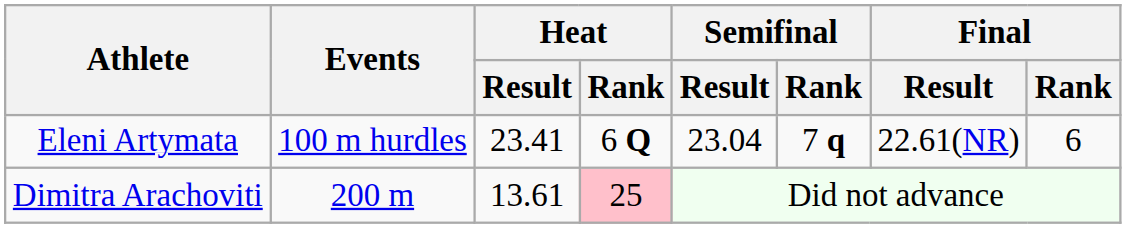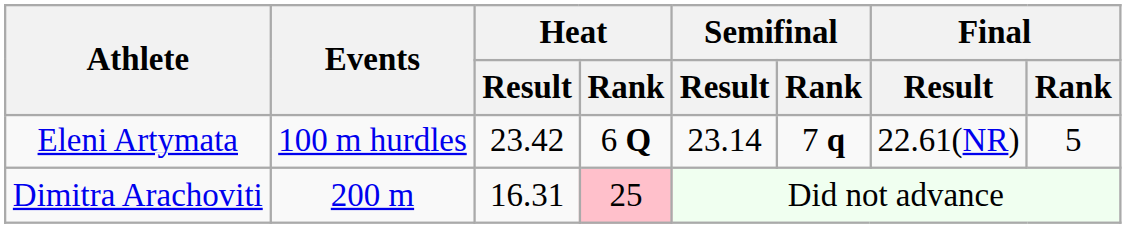(527, 140) 23.41 -> (527, 140) 23.42
(725, 140) 23.04 -> (725, 140) 23.14
(1073, 140) 6 -> (1073, 140) 5
(527, 195) 13.61 -> (527, 195) 16.31
